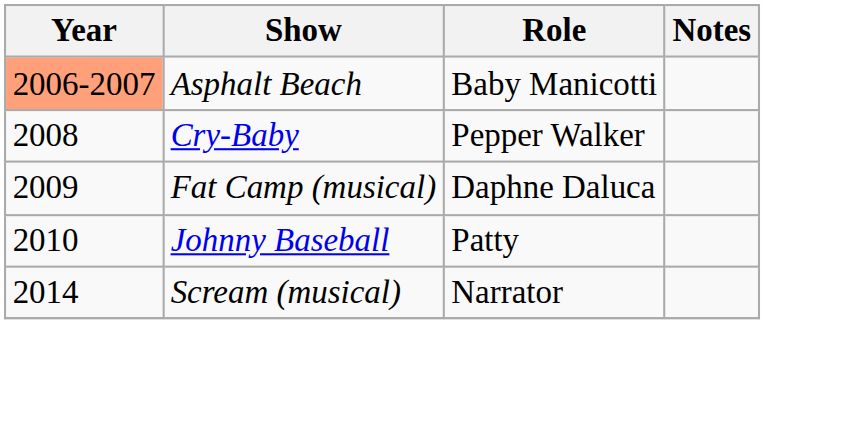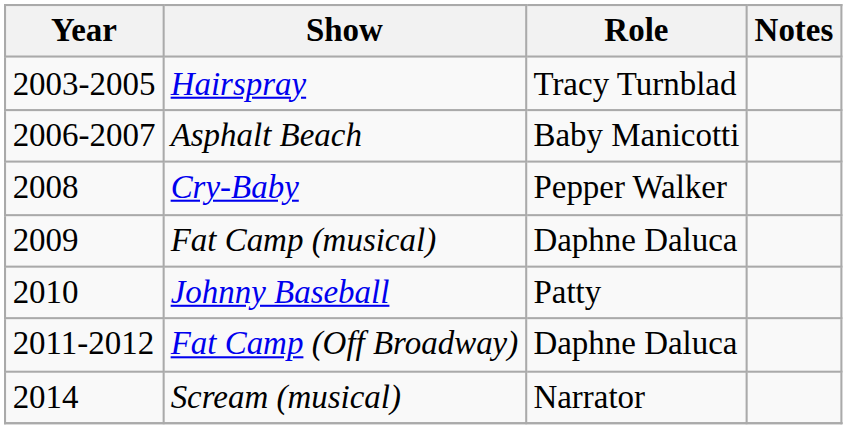+ row: (238, 82)
(84, 82) lightsalmon background -> (84, 135) no background
+ row: (344, 344)
